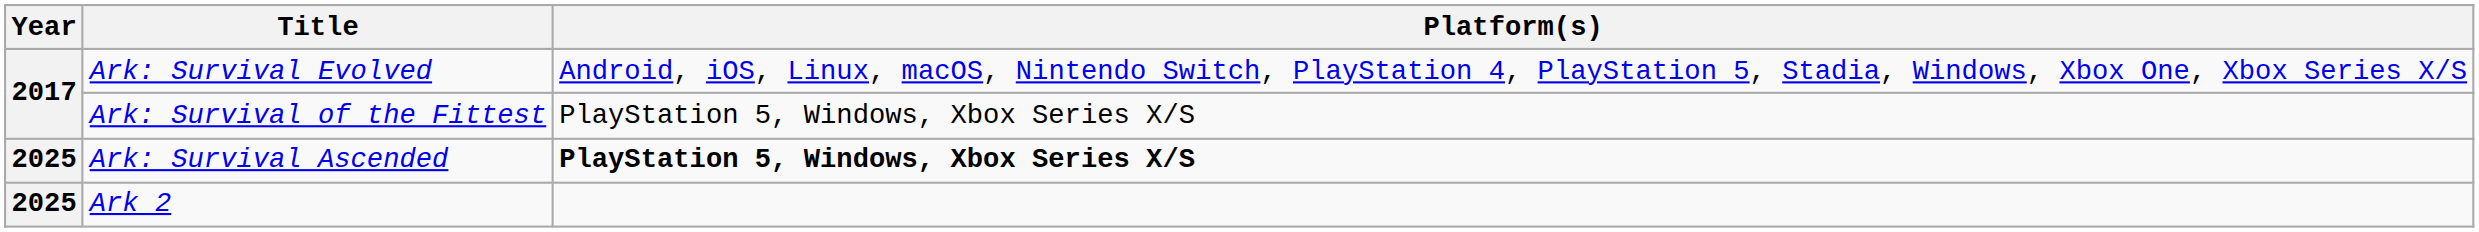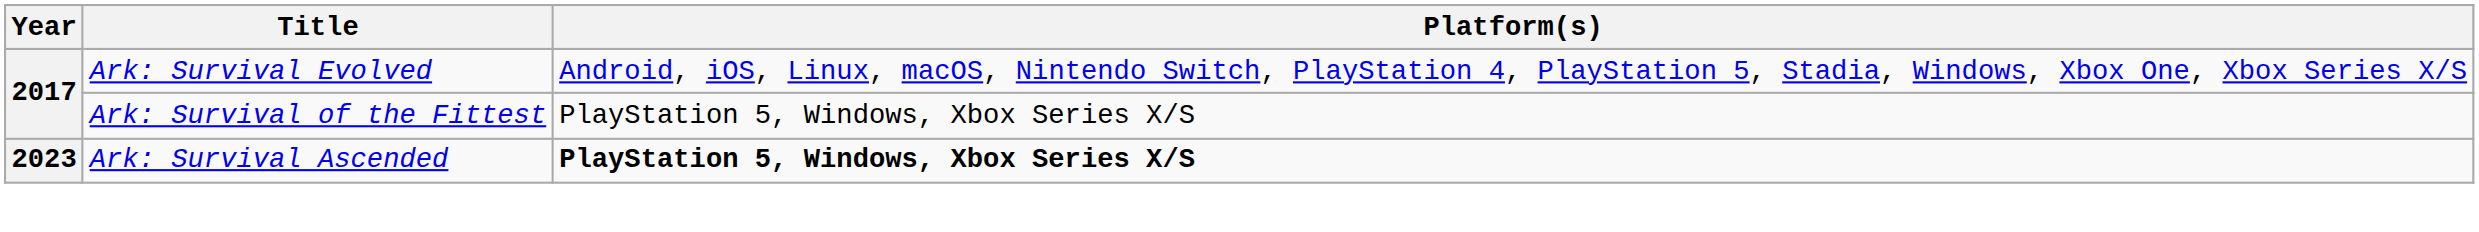(44, 160) 2025 -> (44, 160) 2023
- row: (130, 204)
